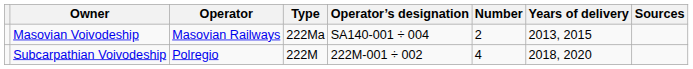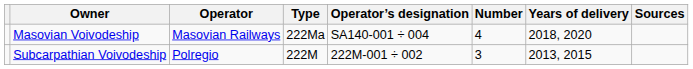(478, 34) 2 -> (478, 34) 4
(560, 34) 2013, 2015 -> (560, 34) 2018, 2020
(478, 54) 4 -> (478, 54) 3
(560, 54) 2018, 2020 -> (560, 54) 2013, 2015
